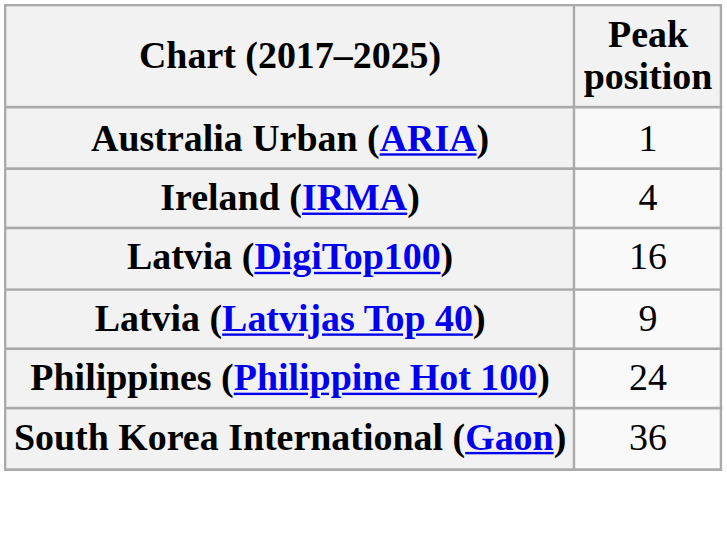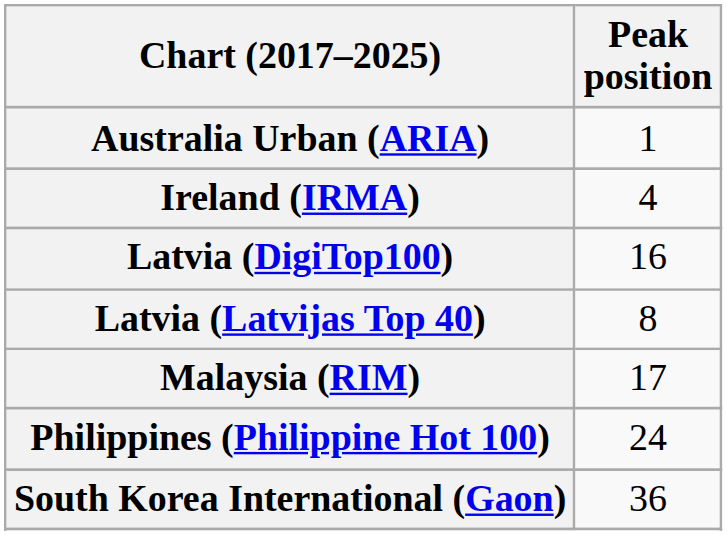(648, 317) 9 -> (648, 317) 8
+ row: (290, 377)
